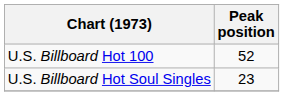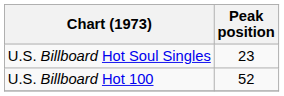rows swapped: (81, 56) <-> (109, 79)
